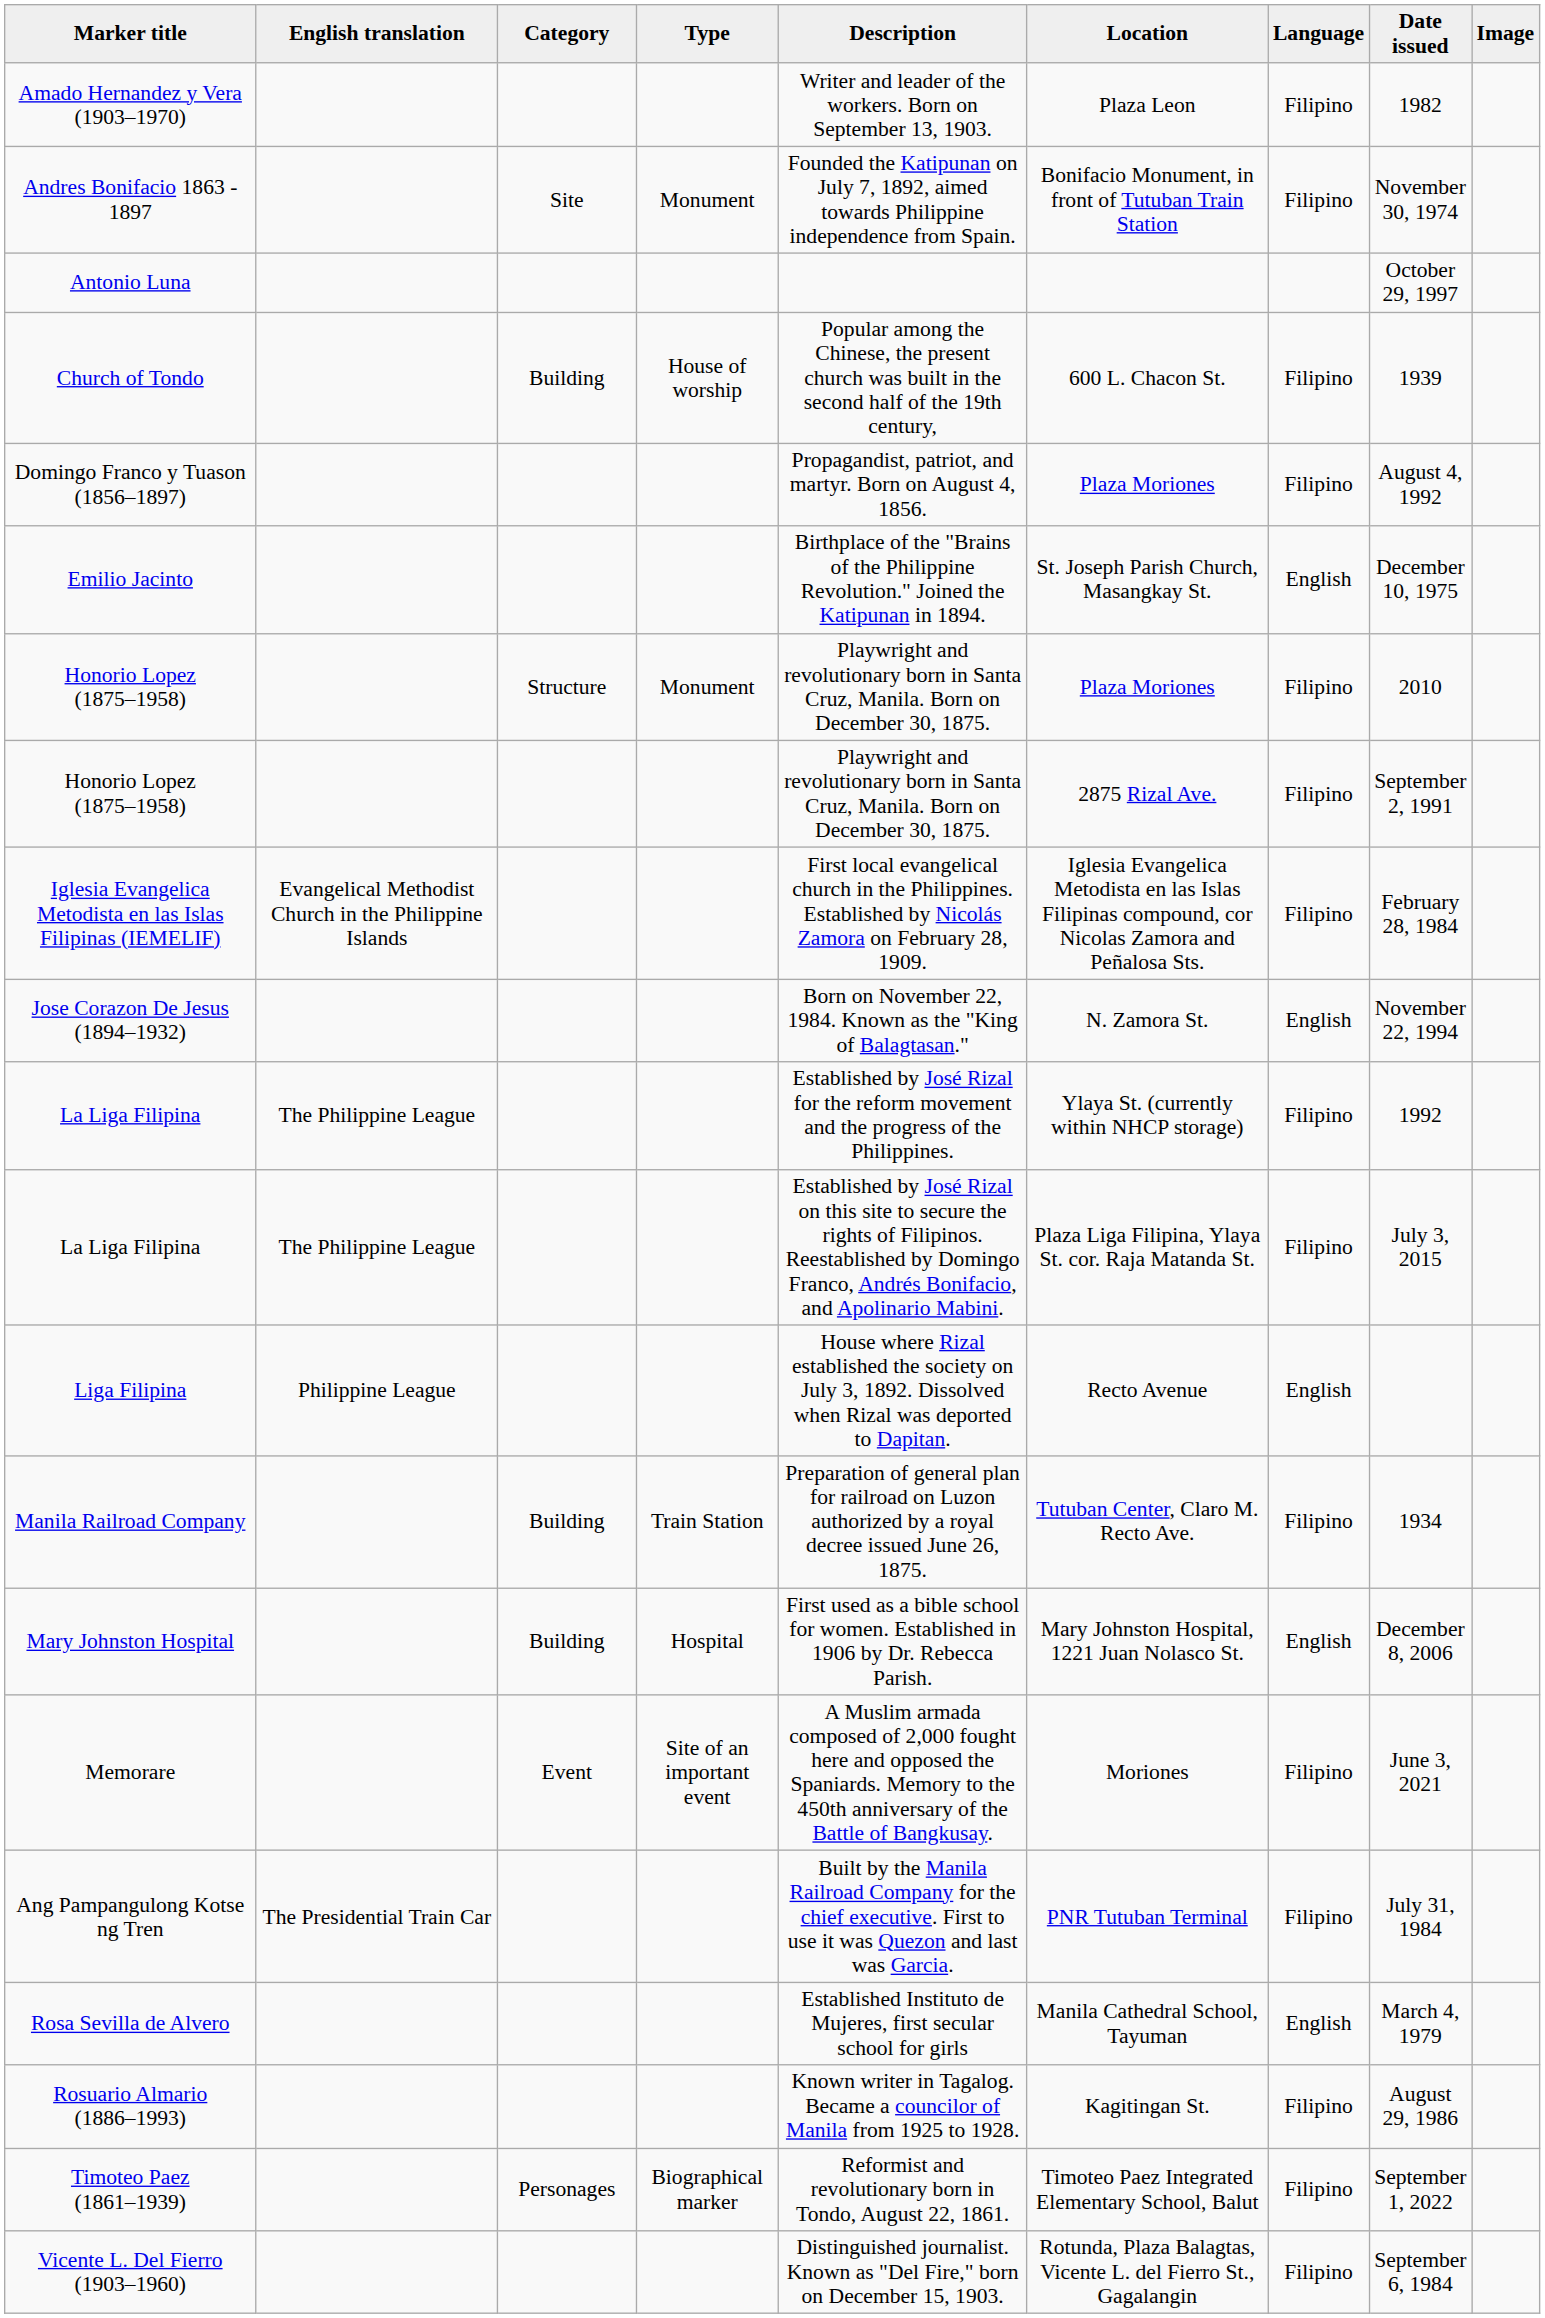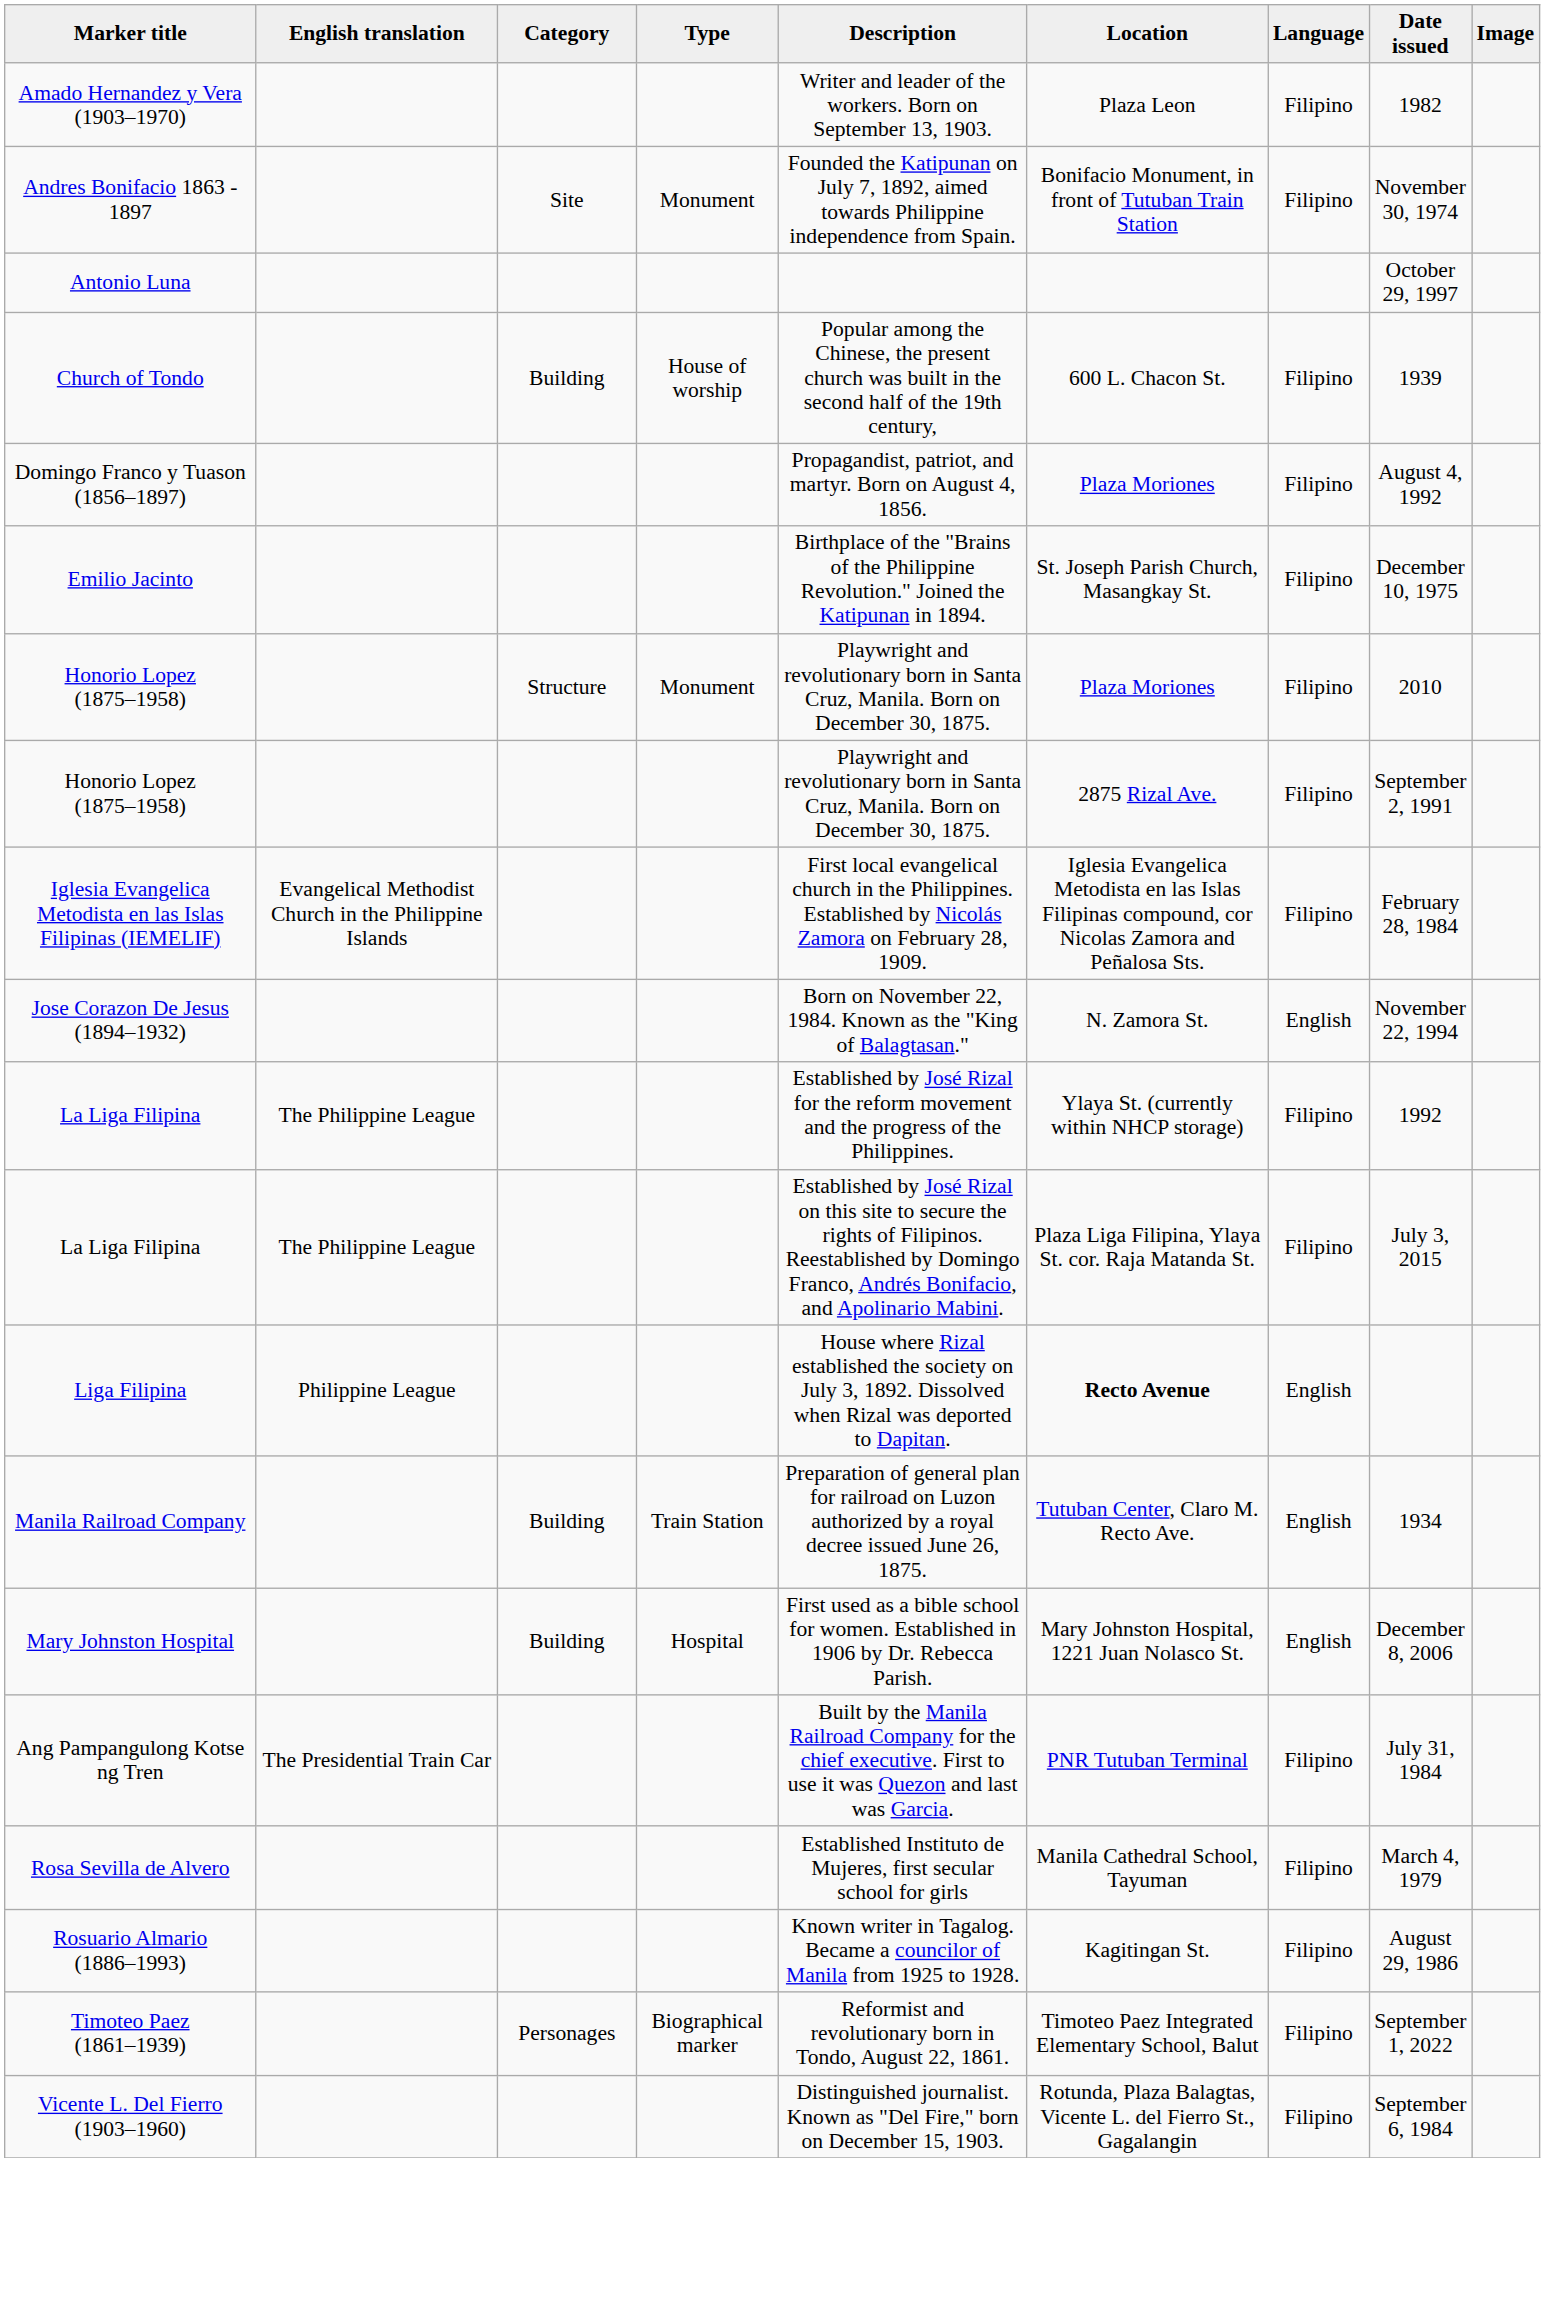(1319, 579) English -> (1319, 579) Filipino
(1147, 1390) normal -> (1147, 1390) bold
(1319, 1521) Filipino -> (1319, 1521) English
- row: (130, 1772)
(1319, 2023) English -> (1319, 1867) Filipino
